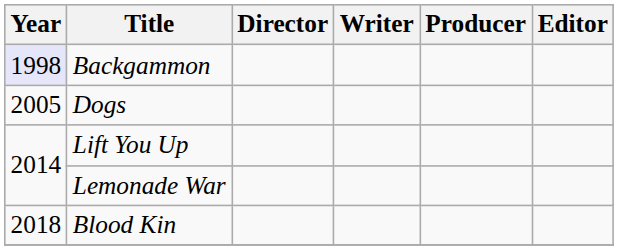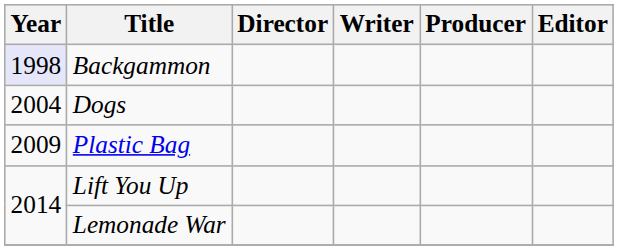(36, 104) 2005 -> (36, 104) 2004
+ row: (131, 144)
- row: (124, 225)
